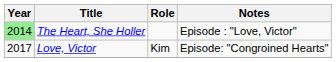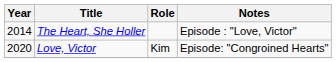(19, 31) lightgreen background -> (19, 31) no background
(19, 48) 2017 -> (19, 48) 2020
